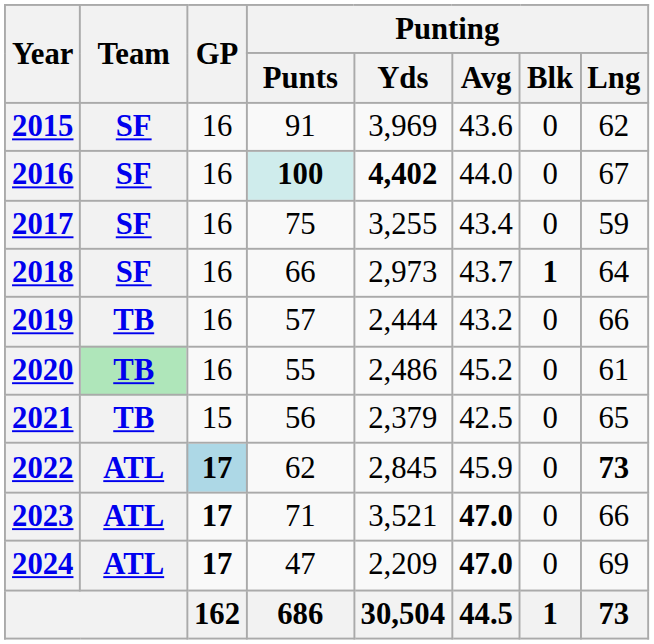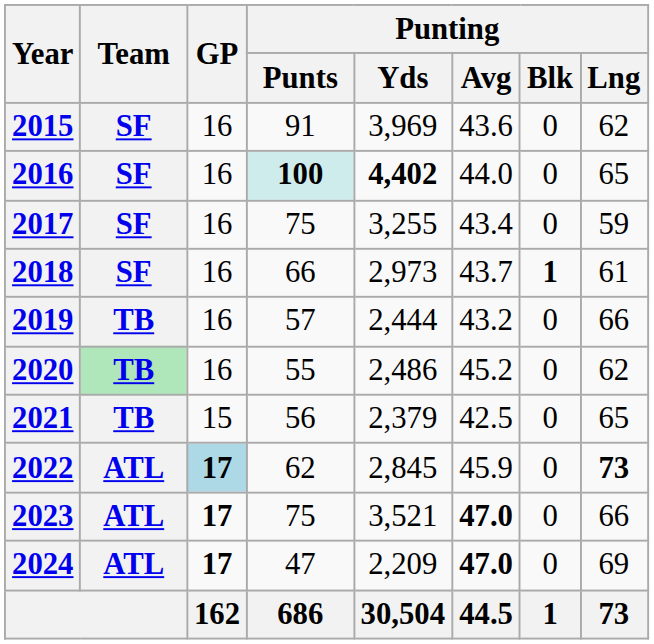(614, 175) 67 -> (614, 175) 65
(614, 272) 64 -> (614, 272) 61
(614, 369) 61 -> (614, 369) 62
(300, 516) 71 -> (300, 516) 75
